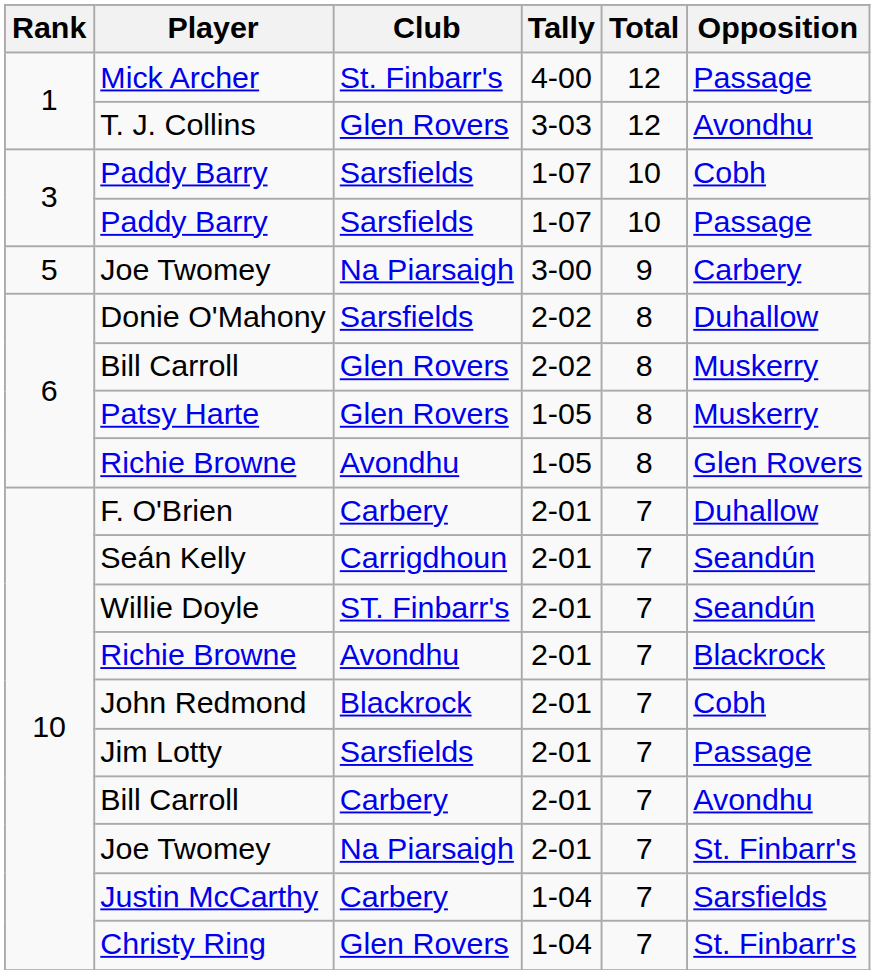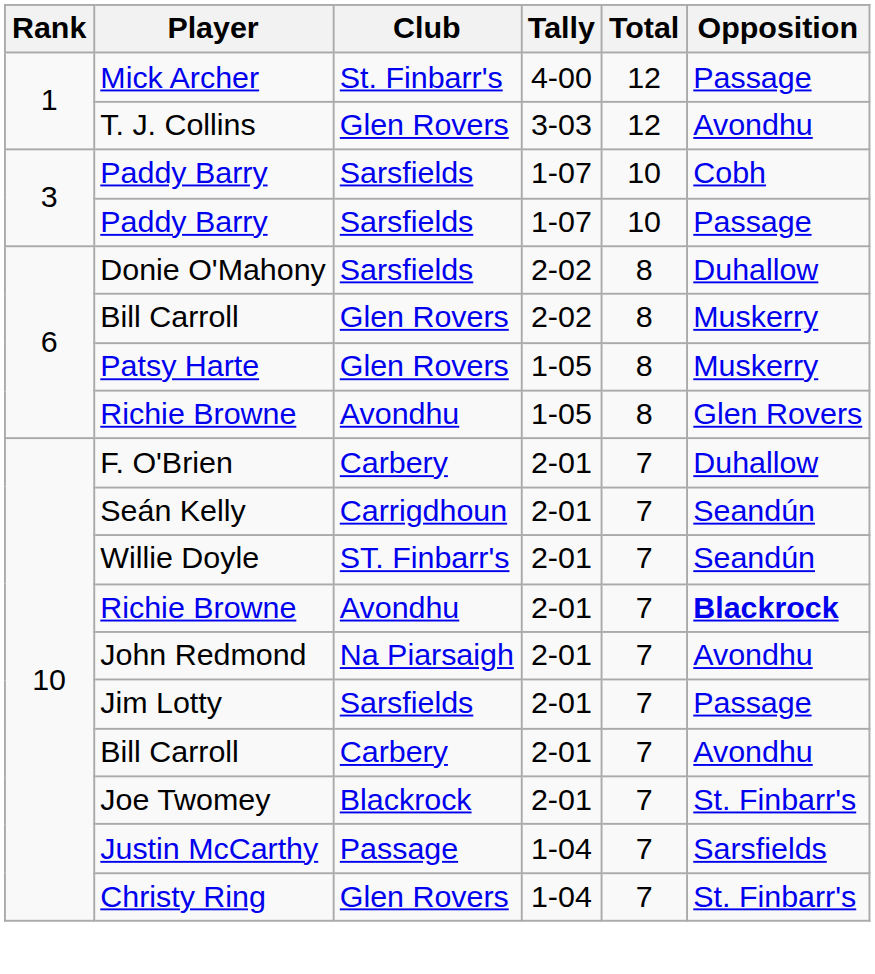- row: (185, 269)
(759, 655) normal -> (766, 607) bold
(406, 703) Blackrock -> (427, 655) Na Piarsaigh
(730, 703) Cobh -> (753, 655) Avondhu
(427, 848) Na Piarsaigh -> (406, 800) Blackrock
(394, 896) Carbery -> (399, 848) Passage
